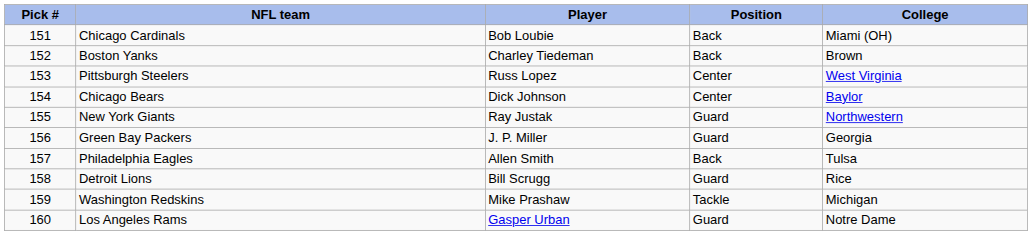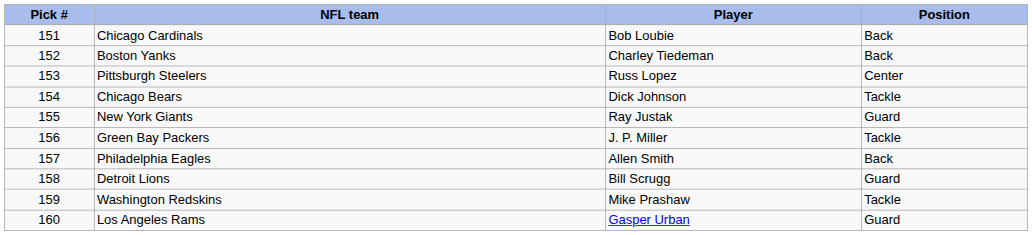- column: (925, 14)
(712, 96) Center -> (883, 96) Tackle
(711, 138) Guard -> (883, 138) Tackle
